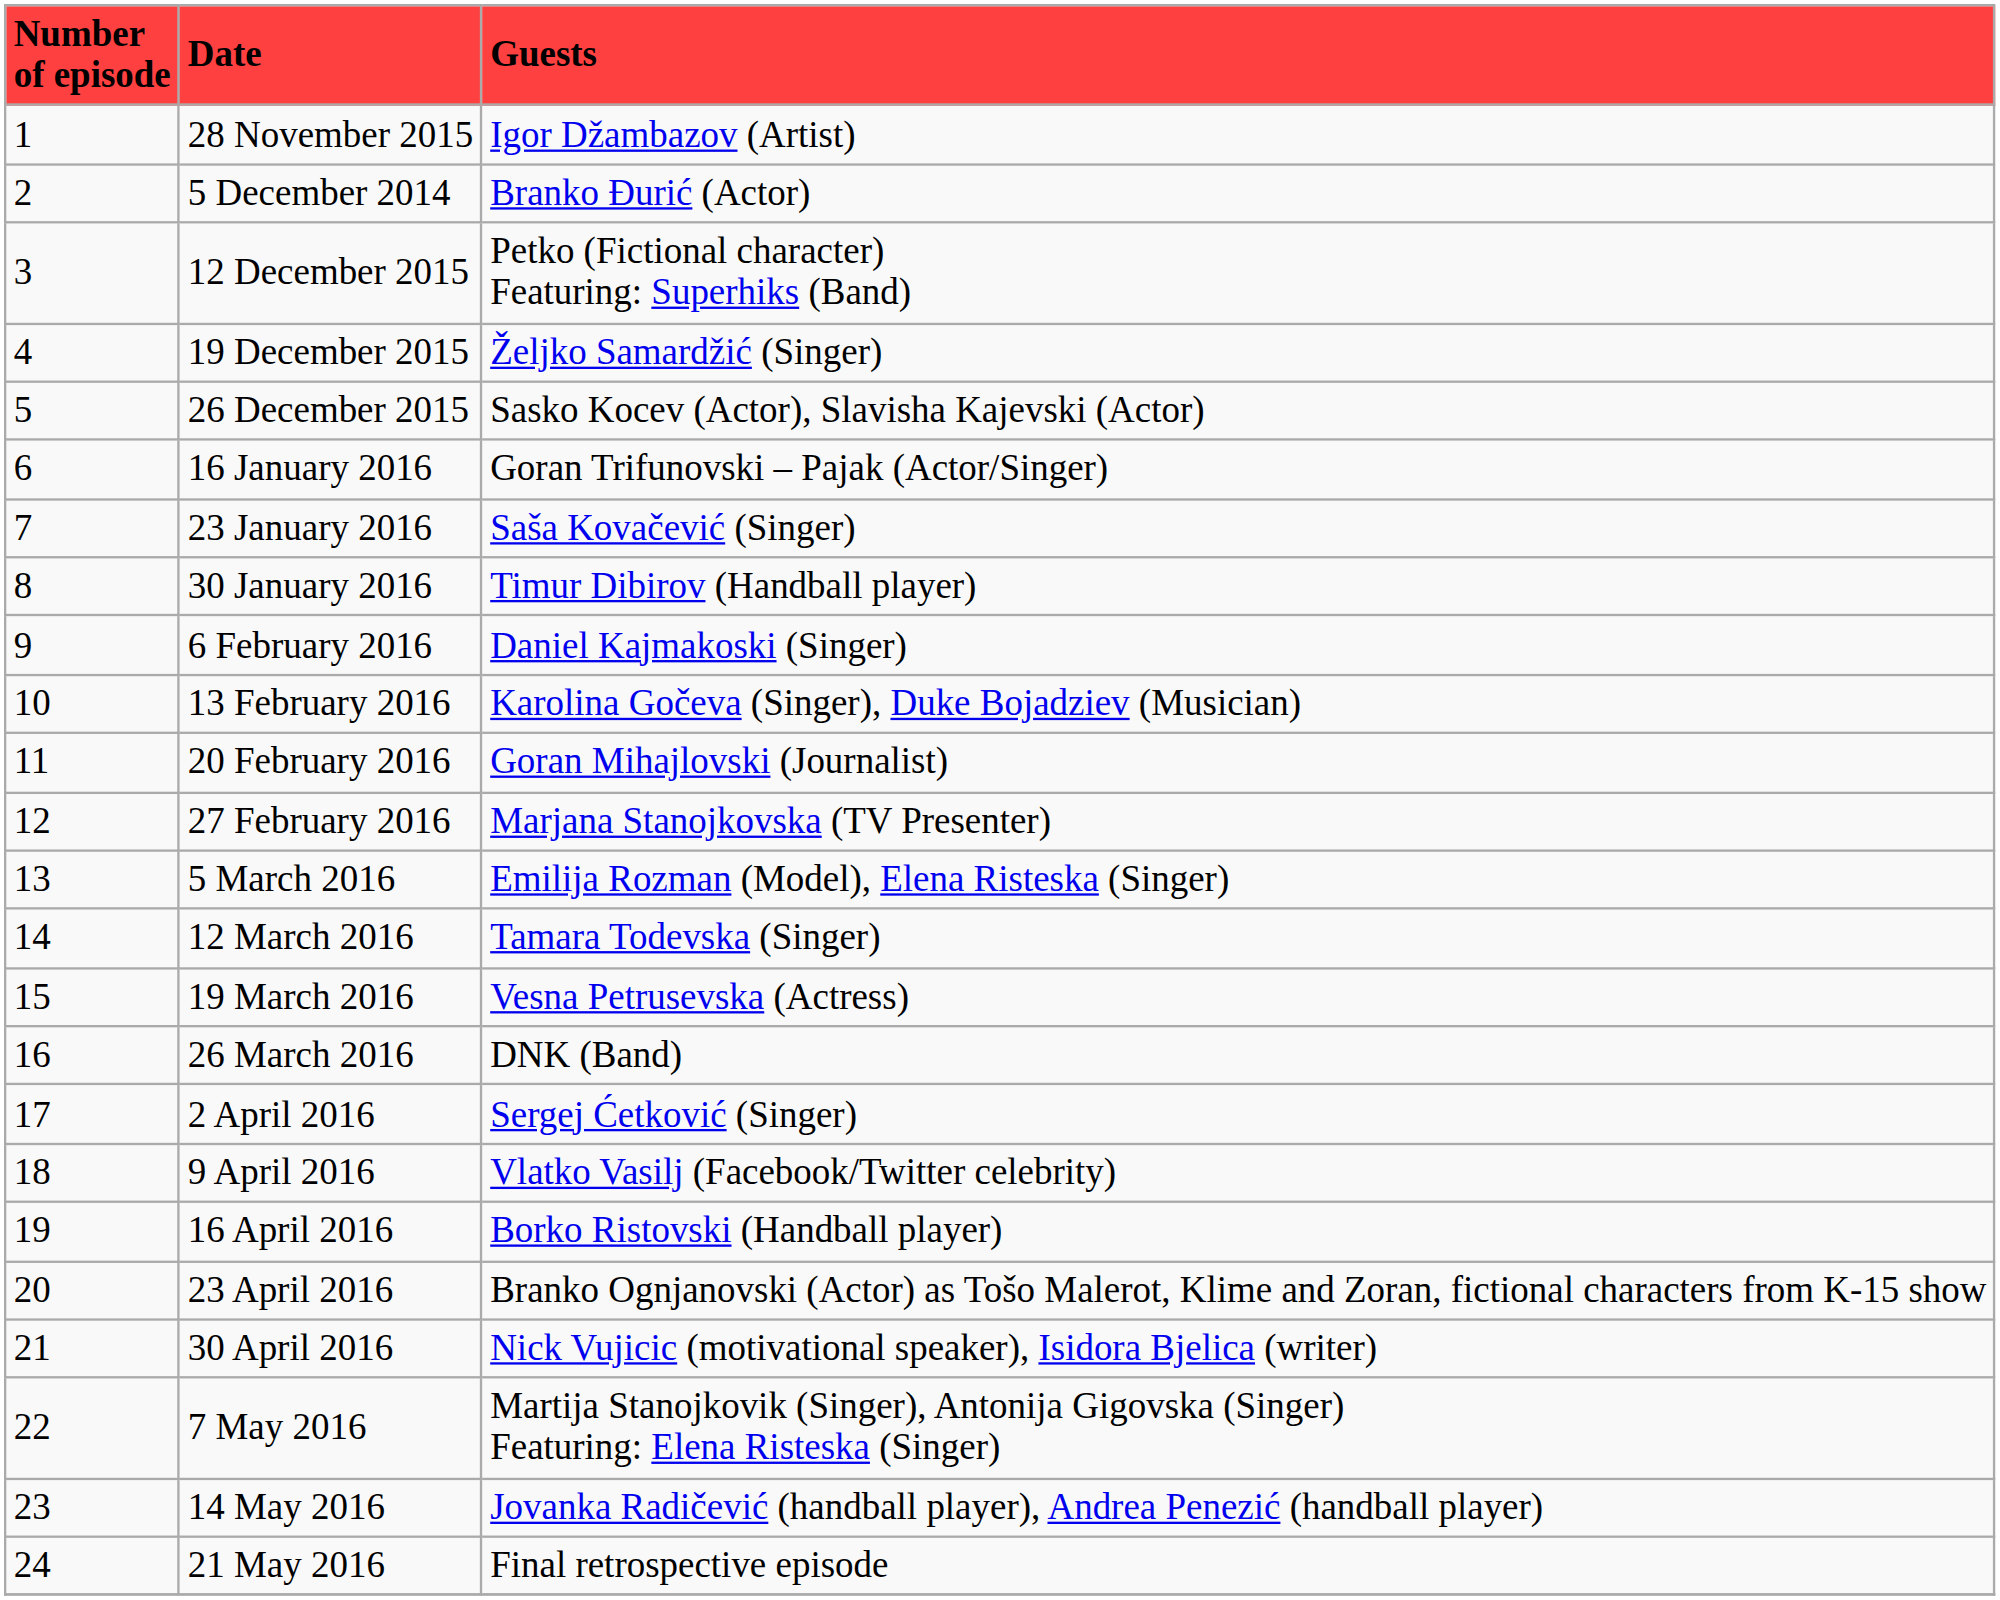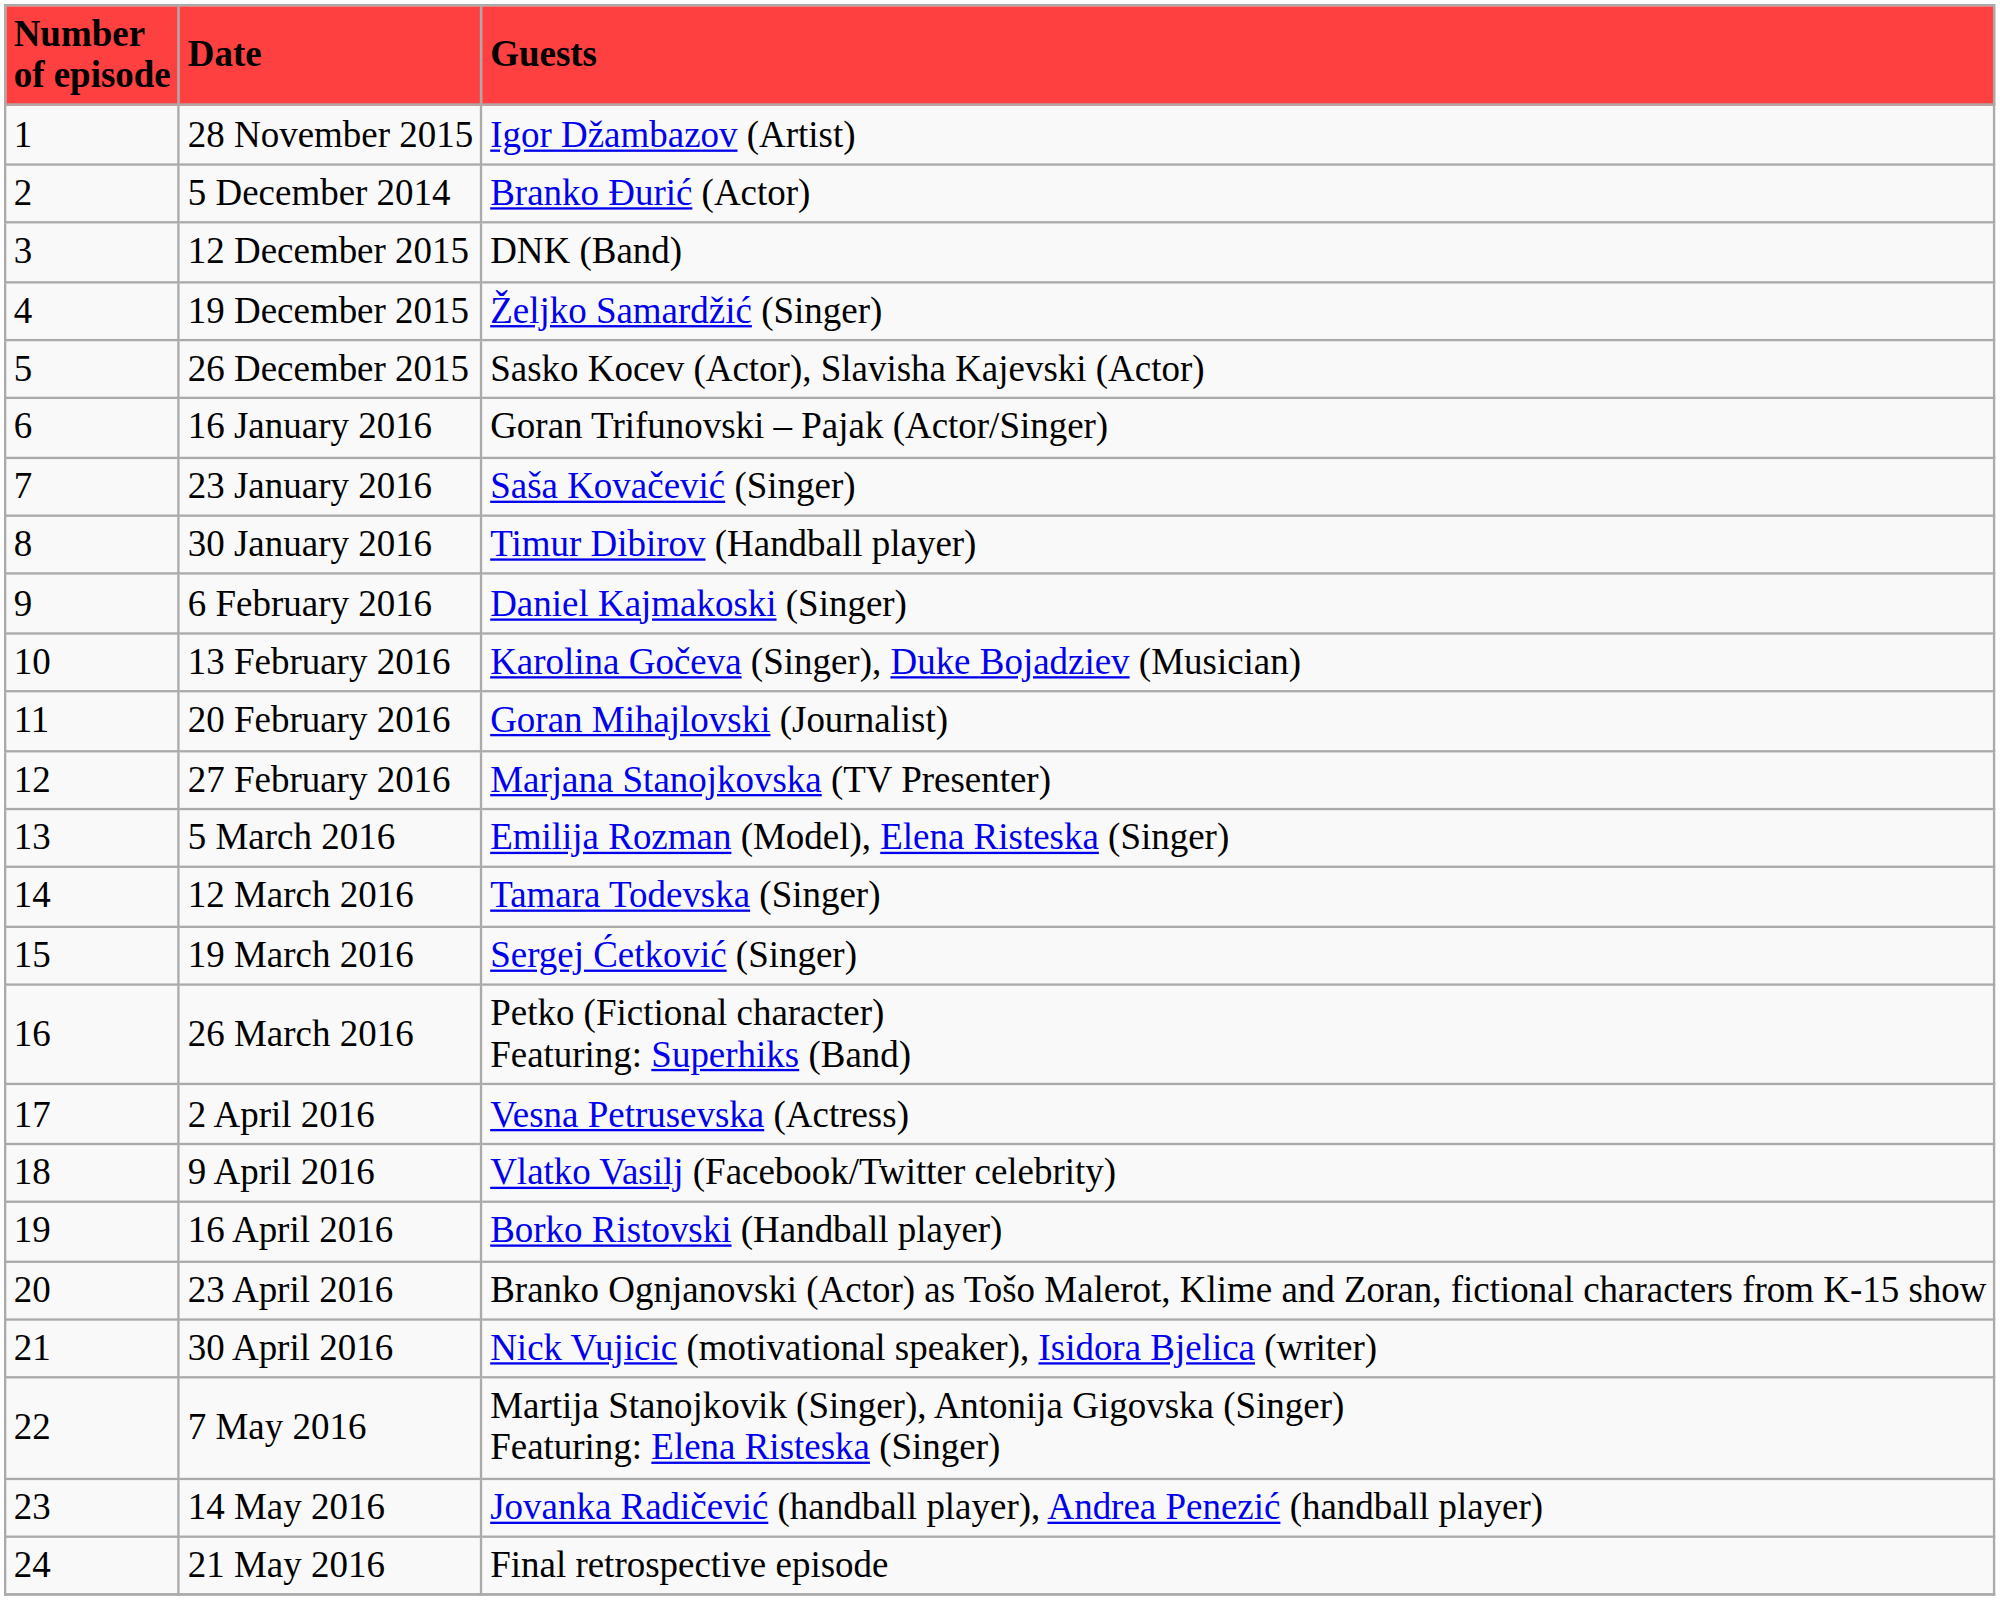(701, 272) Petko (Fictional character) Featuring: Superhiks (Band) -> (586, 251) DNK (Band)
(700, 996) Vesna Petrusevska (Actress) -> (674, 954) Sergej Ćetković (Singer)
(586, 1054) DNK (Band) -> (701, 1034) Petko (Fictional character) Featuring: Superhiks (Band)
(674, 1113) Sergej Ćetković (Singer) -> (700, 1113) Vesna Petrusevska (Actress)
